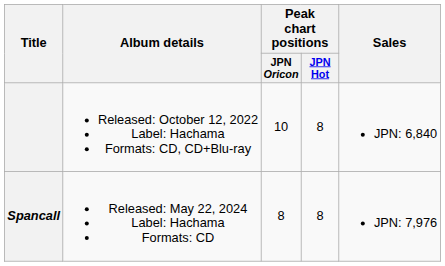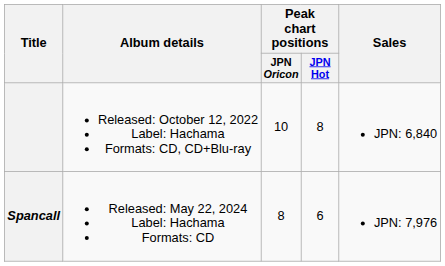(320, 216) 8 -> (320, 216) 6
